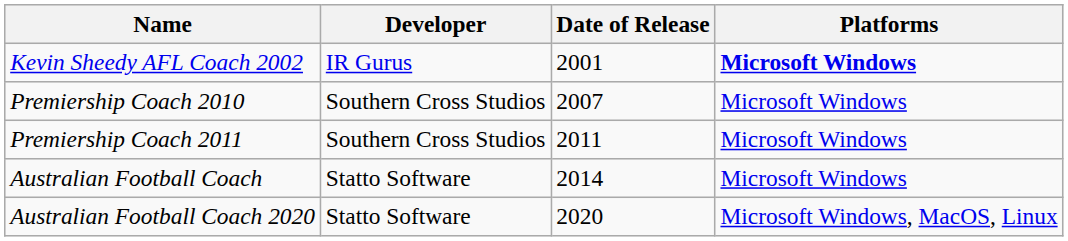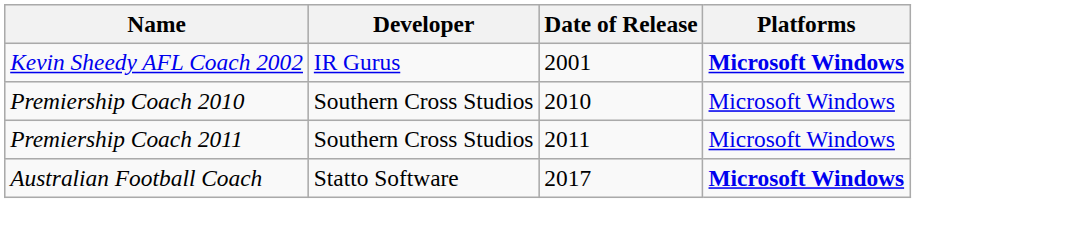(580, 101) 2007 -> (568, 101) 2010
(580, 178) 2014 -> (568, 178) 2017
(814, 178) normal -> (806, 178) bold
- row: (163, 216)
